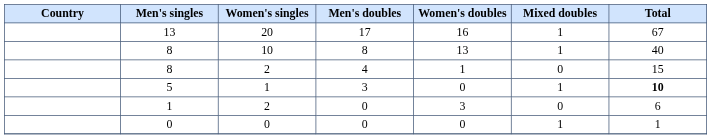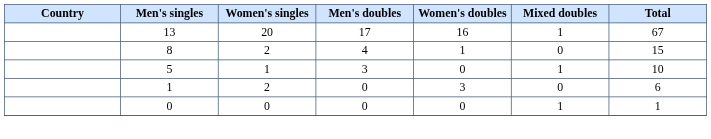- row: (169, 50)
(658, 87) bold -> (658, 69) normal
